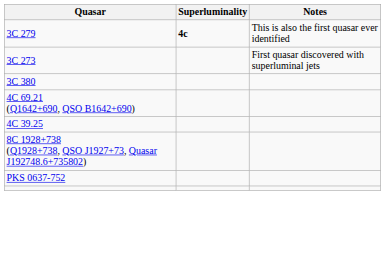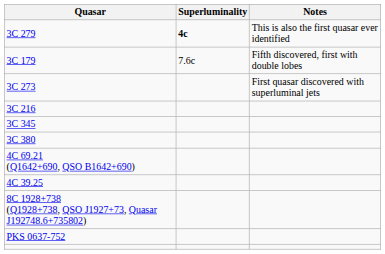+ row: (21, 60)
+ row: (21, 108)
+ row: (21, 124)
